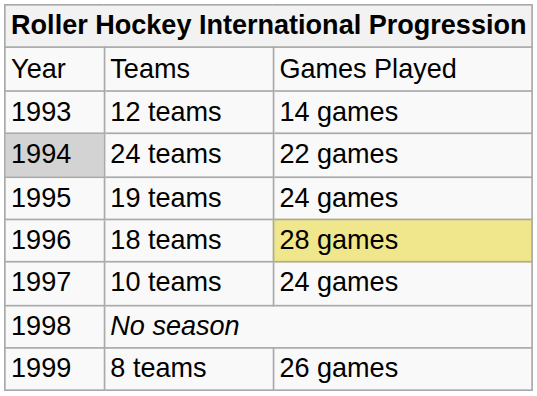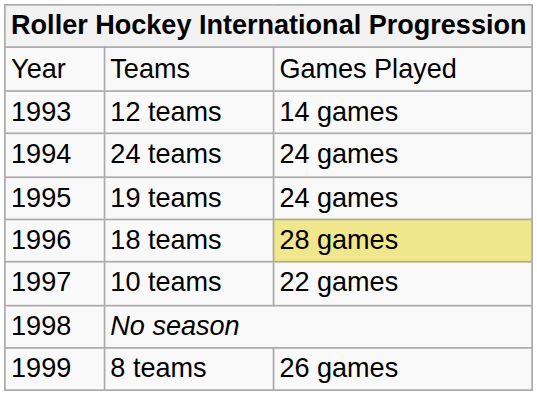(41, 154) lightgrey background -> (41, 154) no background
(339, 154) 22 games -> (339, 154) 24 games
(339, 283) 24 games -> (339, 283) 22 games
